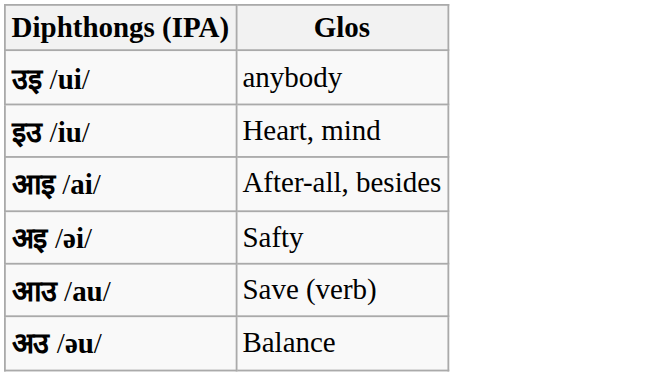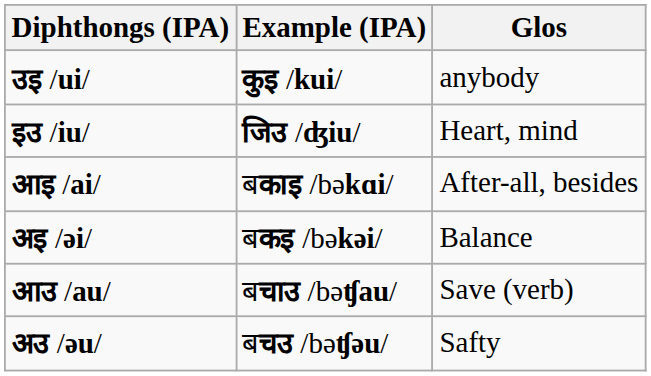+ column: (334, 27)
(273, 236) Safty -> (486, 236) Balance
(289, 342) Balance -> (470, 342) Safty
